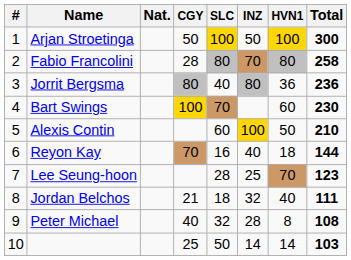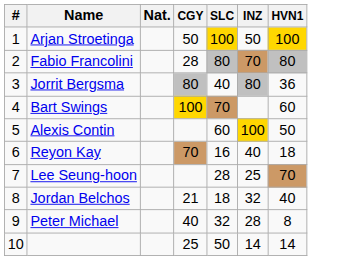- column: (327, 15)
